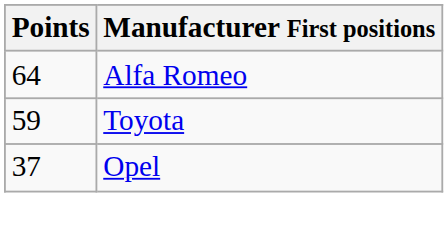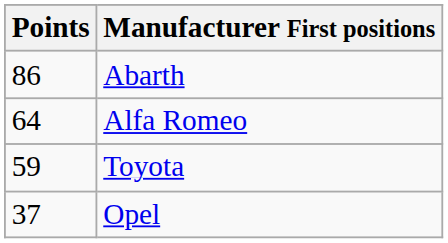+ row: (144, 74)
